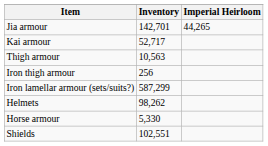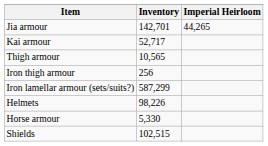(152, 57) 10,563 -> (152, 57) 10,565
(152, 103) 98,262 -> (152, 103) 98,226
(154, 133) 102,551 -> (154, 133) 102,515
